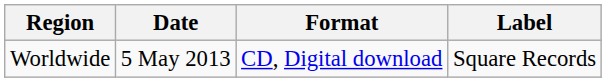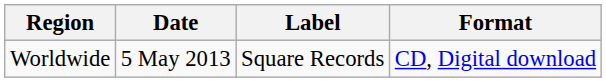columns swapped: (342, 22) <-> (524, 22)
